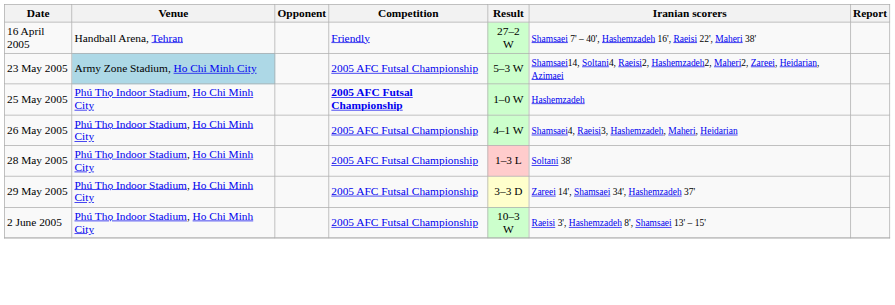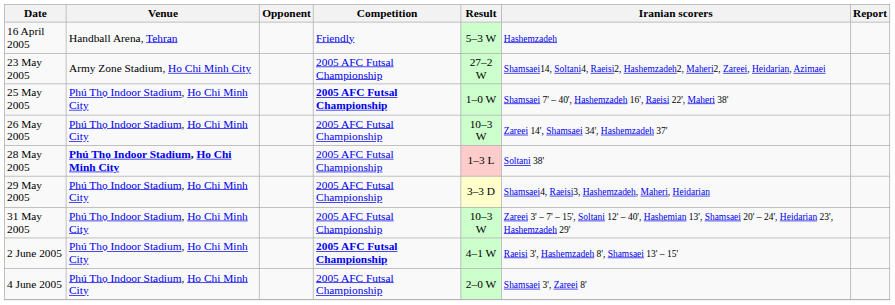(508, 37) 27–2 W -> (481, 37) 5–3 W
(644, 38) Shamsaei 7' – 40', Hashemzadeh 16', Raeisi 22', Maheri 38' -> (530, 38) Hashemzadeh
(166, 68) lightblue background -> (160, 68) no background
(508, 68) 5–3 W -> (481, 68) 27–2 W
(558, 100) Hashemzadeh -> (616, 100) Shamsaei 7' – 40', Hashemzadeh 16', Raeisi 22', Maheri 38'
(508, 130) 4–1 W -> (481, 130) 10–3 W
(635, 131) Shamsaei4, Raeisi3, Hashemzadeh, Maheri, Heidarian -> (586, 131) Zareei 14', Shamsaei 34', Hashemzadeh 37'
(164, 161) normal -> (150, 161) bold
(613, 192) Zareei 14', Shamsaei 34', Hashemzadeh 37' -> (607, 192) Shamsaei4, Raeisi3, Hashemzadeh, Maheri, Heidarian
+ row: (24, 222)
(405, 222) normal -> (357, 253) bold
(508, 222) 10–3 W -> (481, 253) 4–1 W
+ row: (34, 284)
